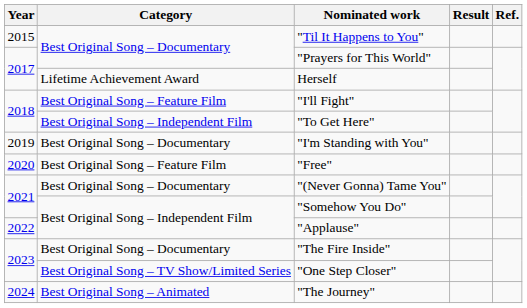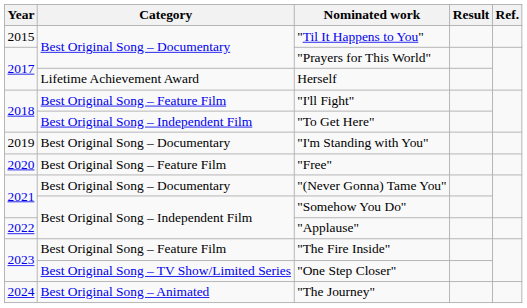(135, 249) Best Original Song – Documentary -> (133, 249) Best Original Song – Feature Film
